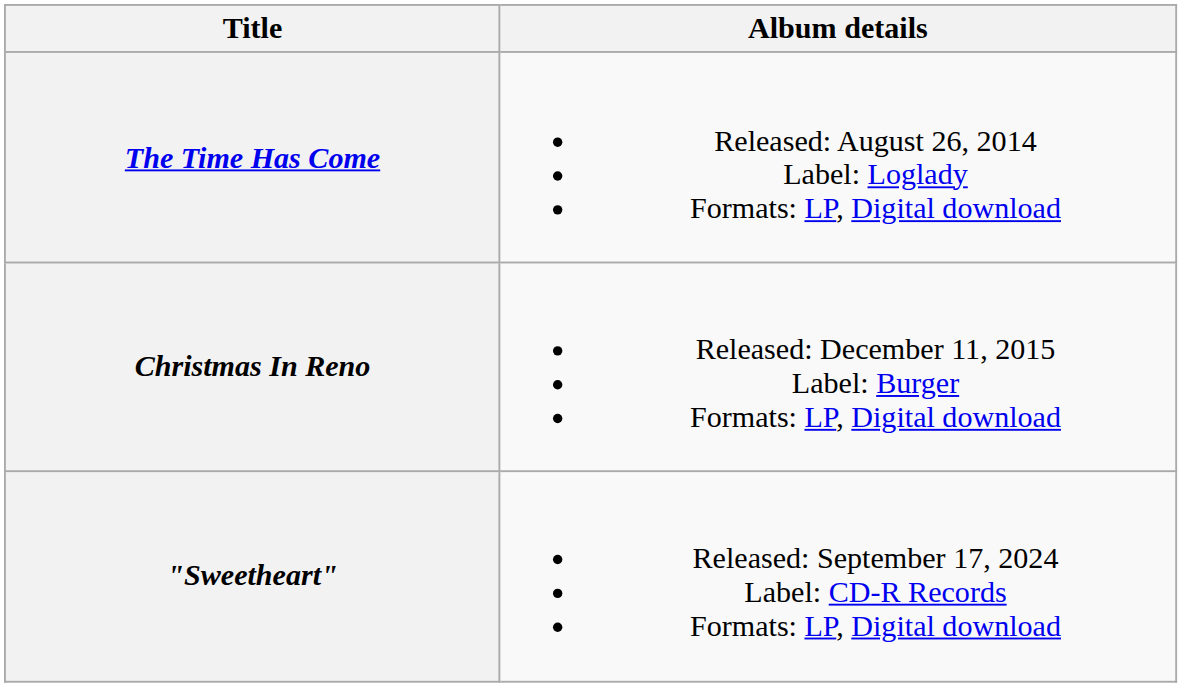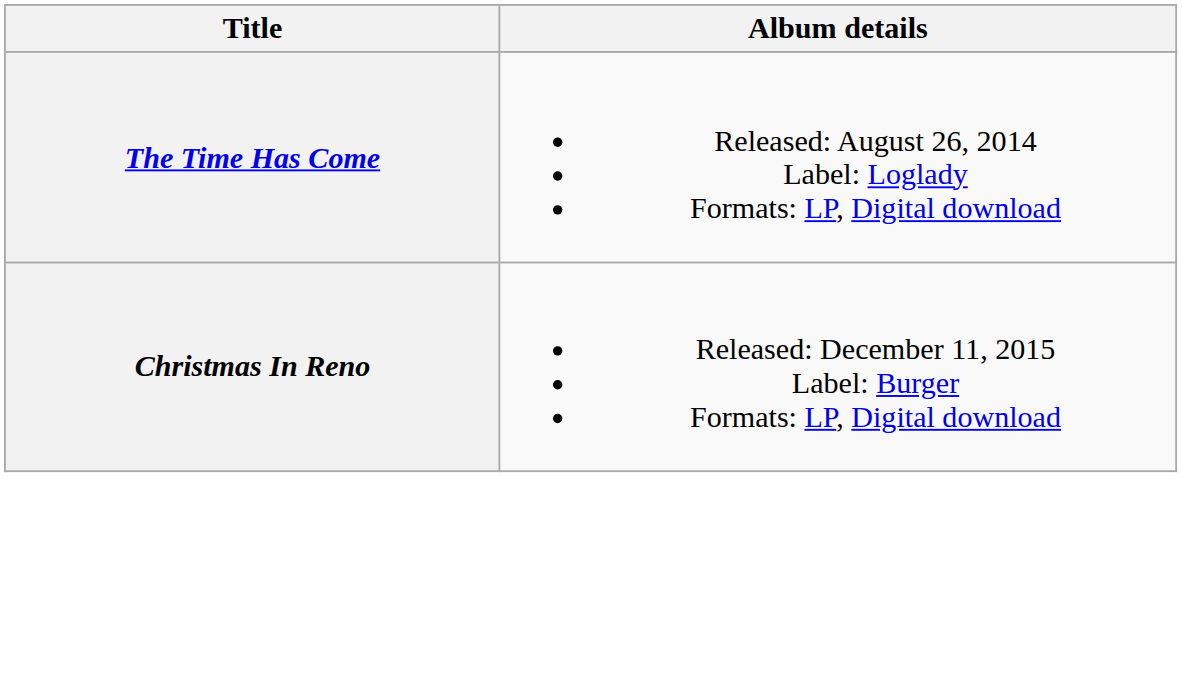- row: (253, 575)
